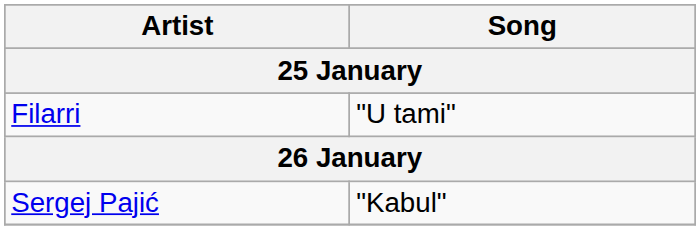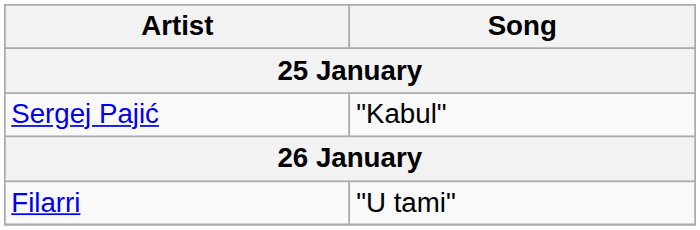rows swapped: (46, 114) <-> (85, 202)
